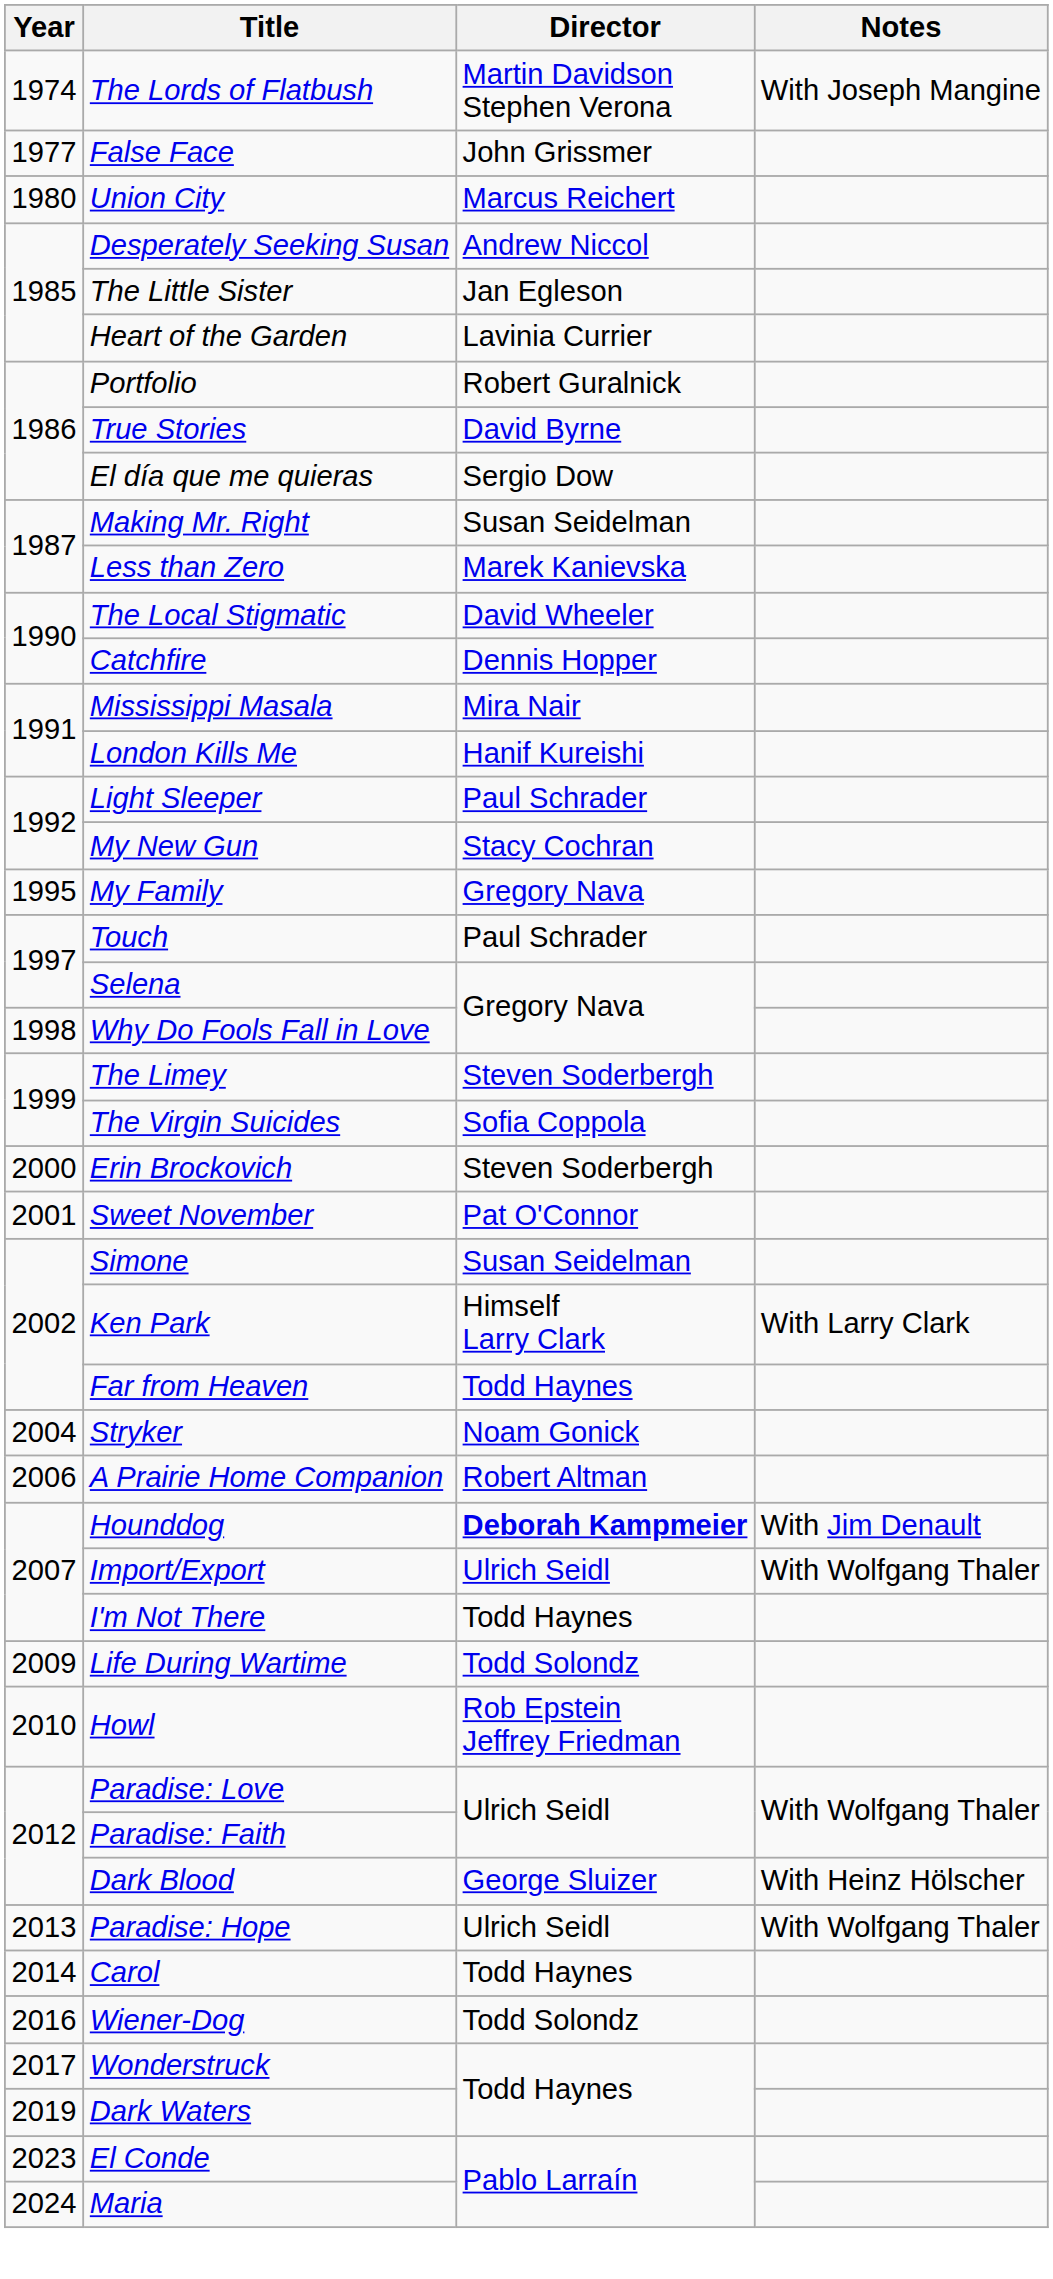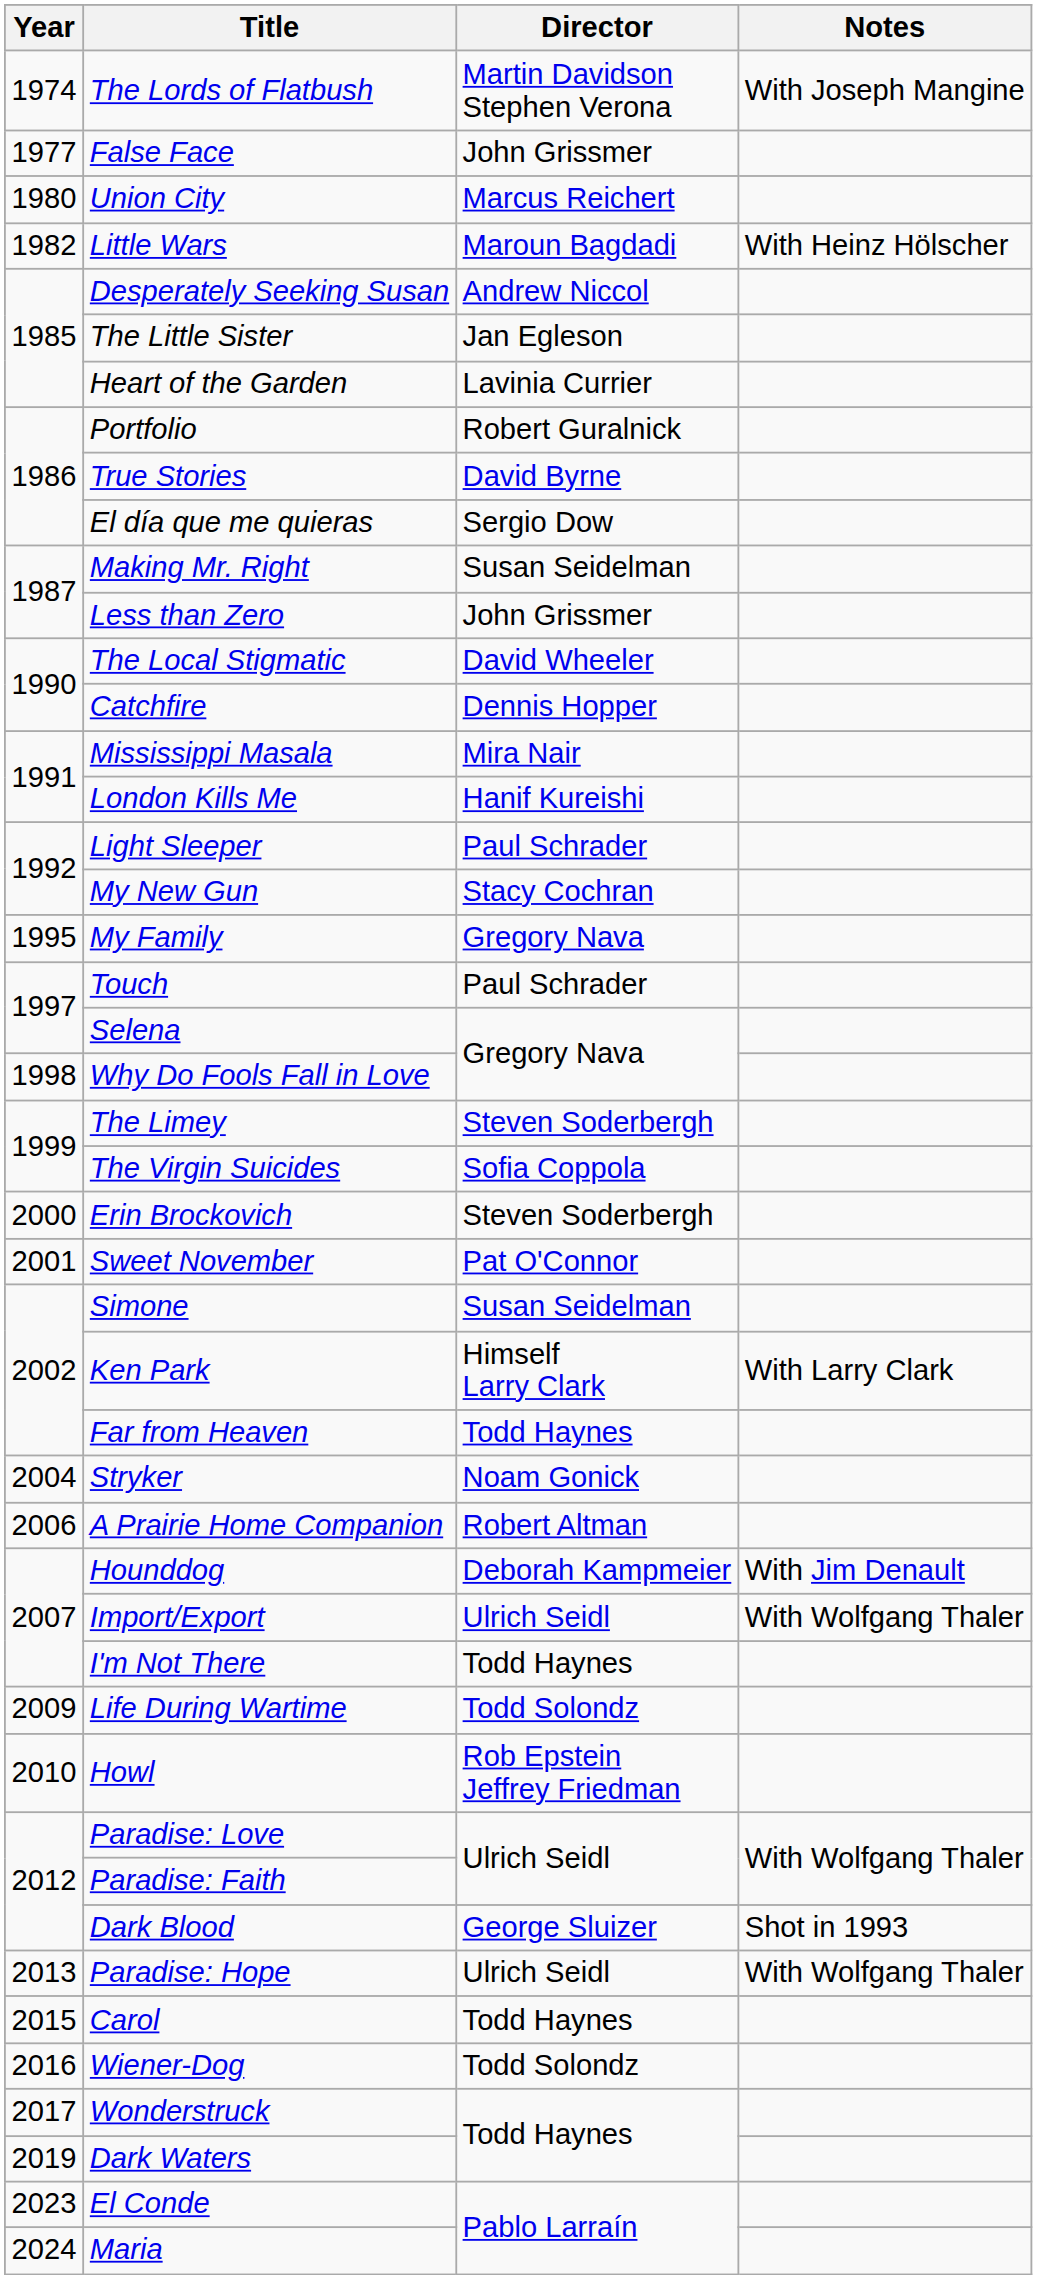+ row: (158, 245)
(574, 568) Marek Kanievska -> (557, 614) John Grissmer
(605, 1524) bold -> (597, 1570) normal
(893, 1880) With Heinz Hölscher -> (826, 1926) Shot in 1993
(44, 1973) 2014 -> (44, 2019) 2015
